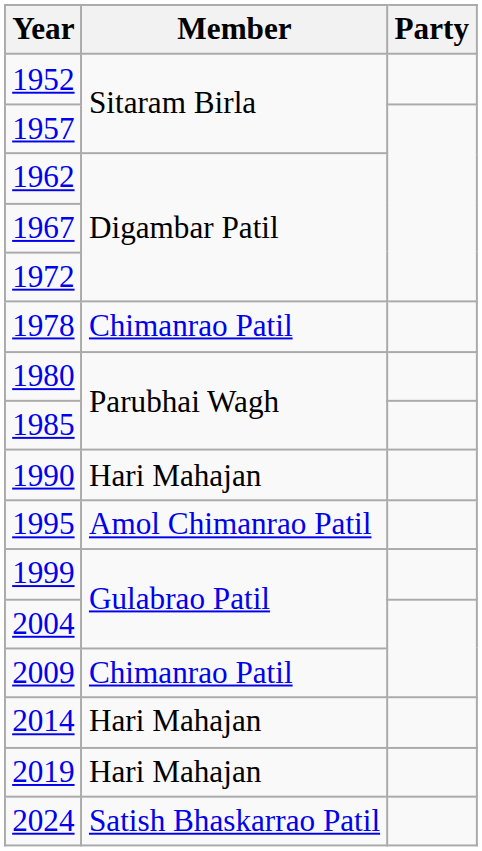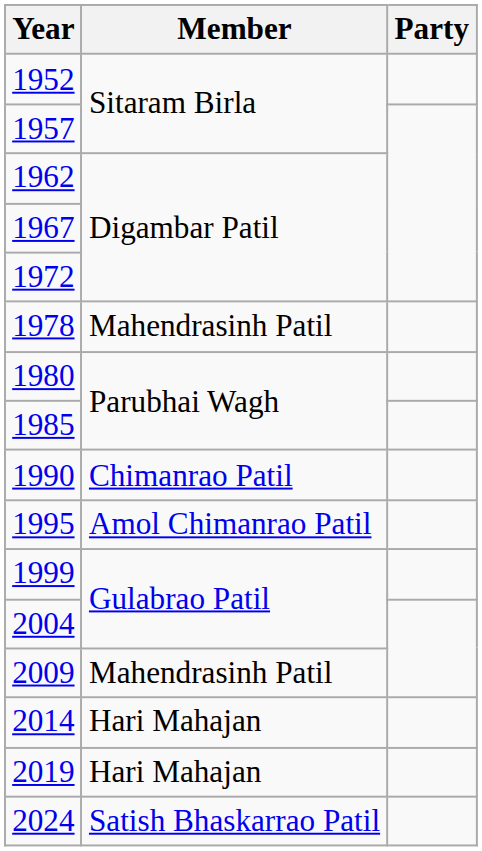(191, 326) Chimanrao Patil -> (211, 326) Mahendrasinh Patil
(175, 474) Hari Mahajan -> (191, 474) Chimanrao Patil
(191, 672) Chimanrao Patil -> (211, 672) Mahendrasinh Patil
